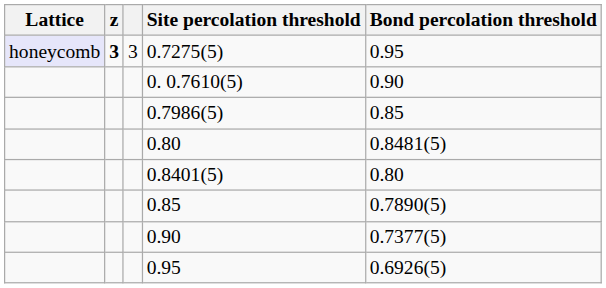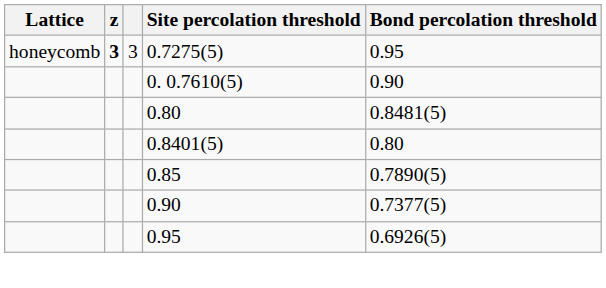(55, 50) lavender background -> (55, 50) no background
- row: (185, 112)
